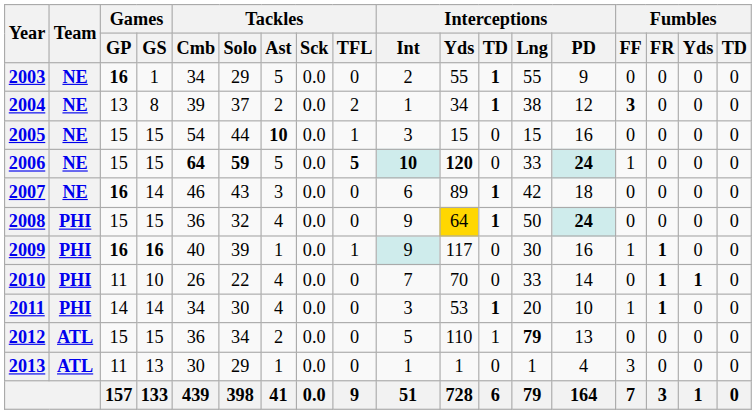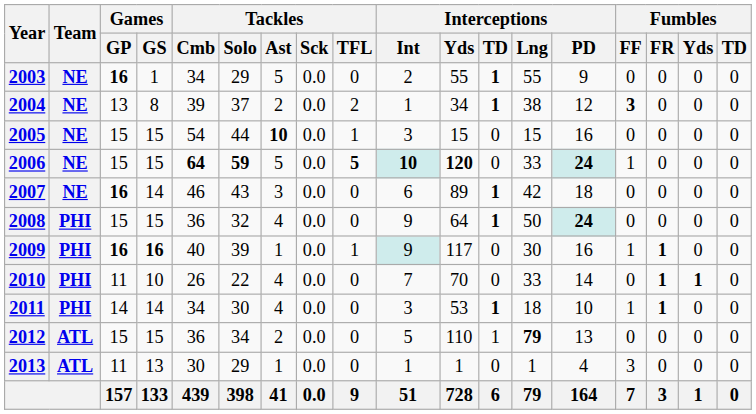(459, 221) gold background -> (459, 221) no background
(532, 308) 20 -> (532, 308) 18
